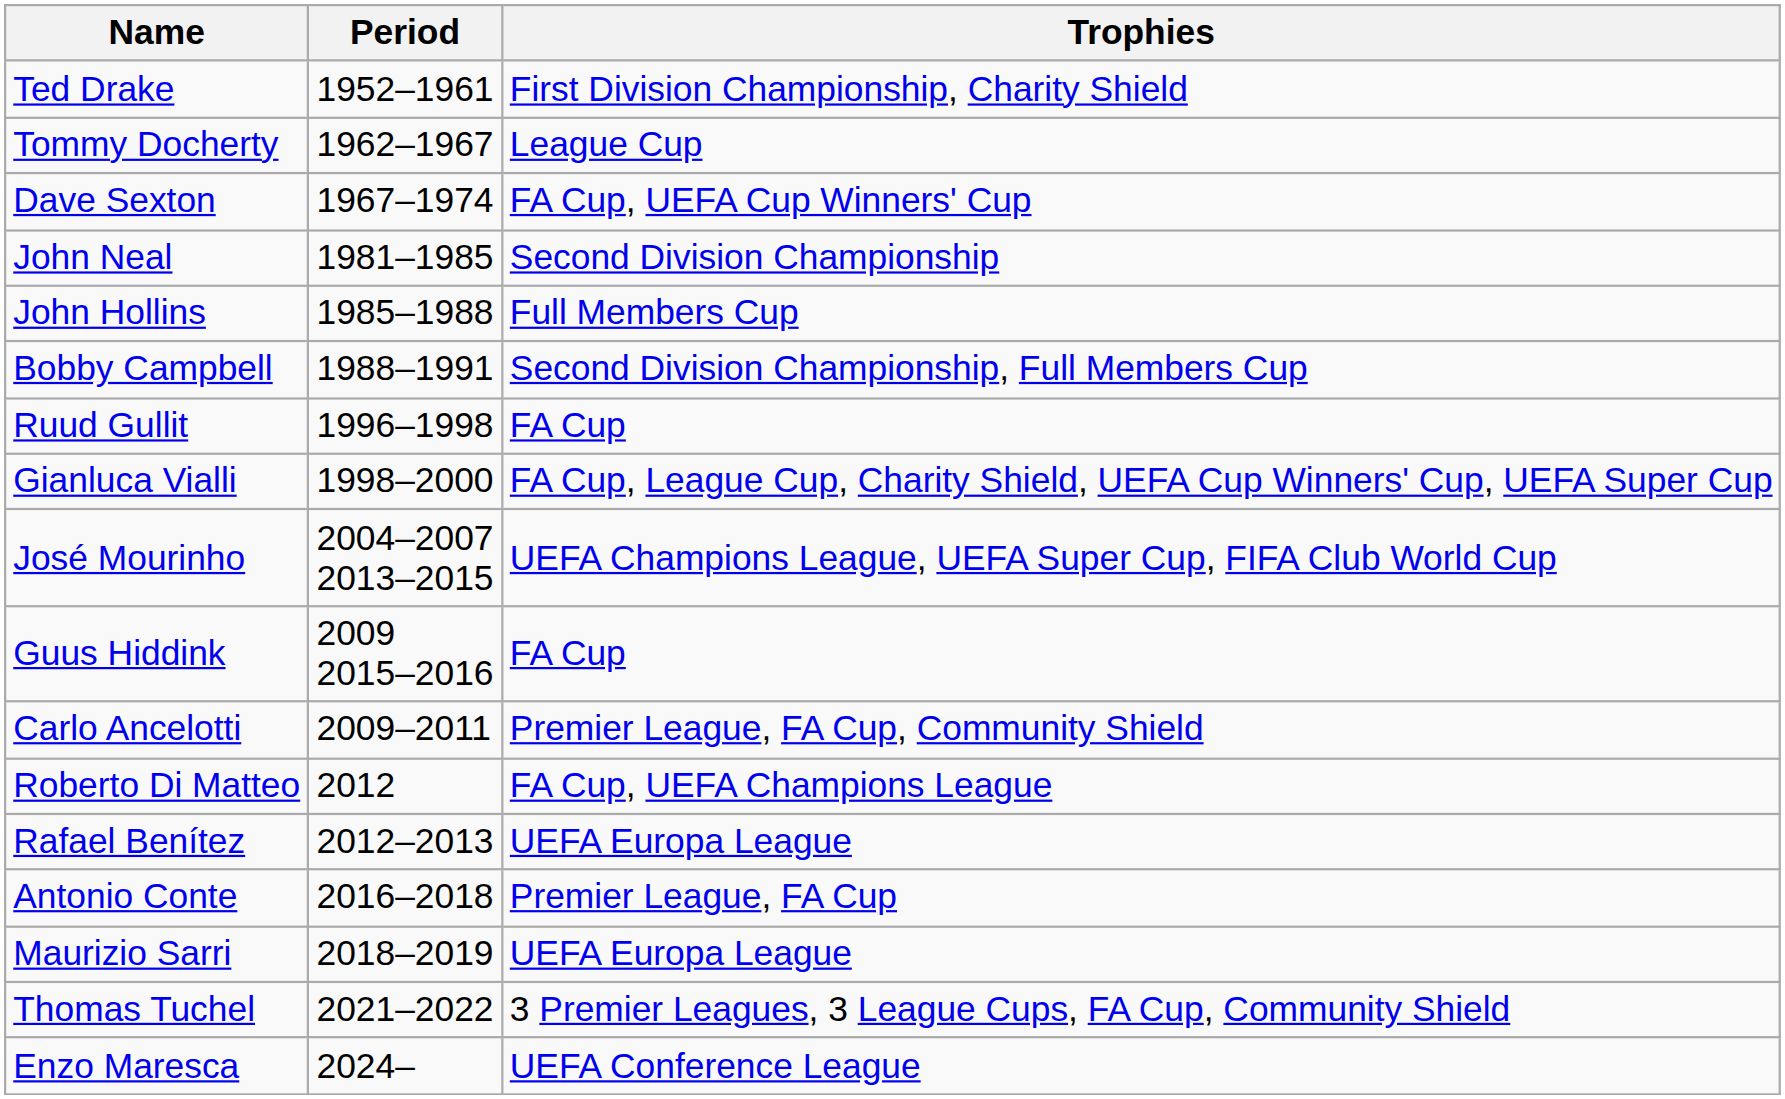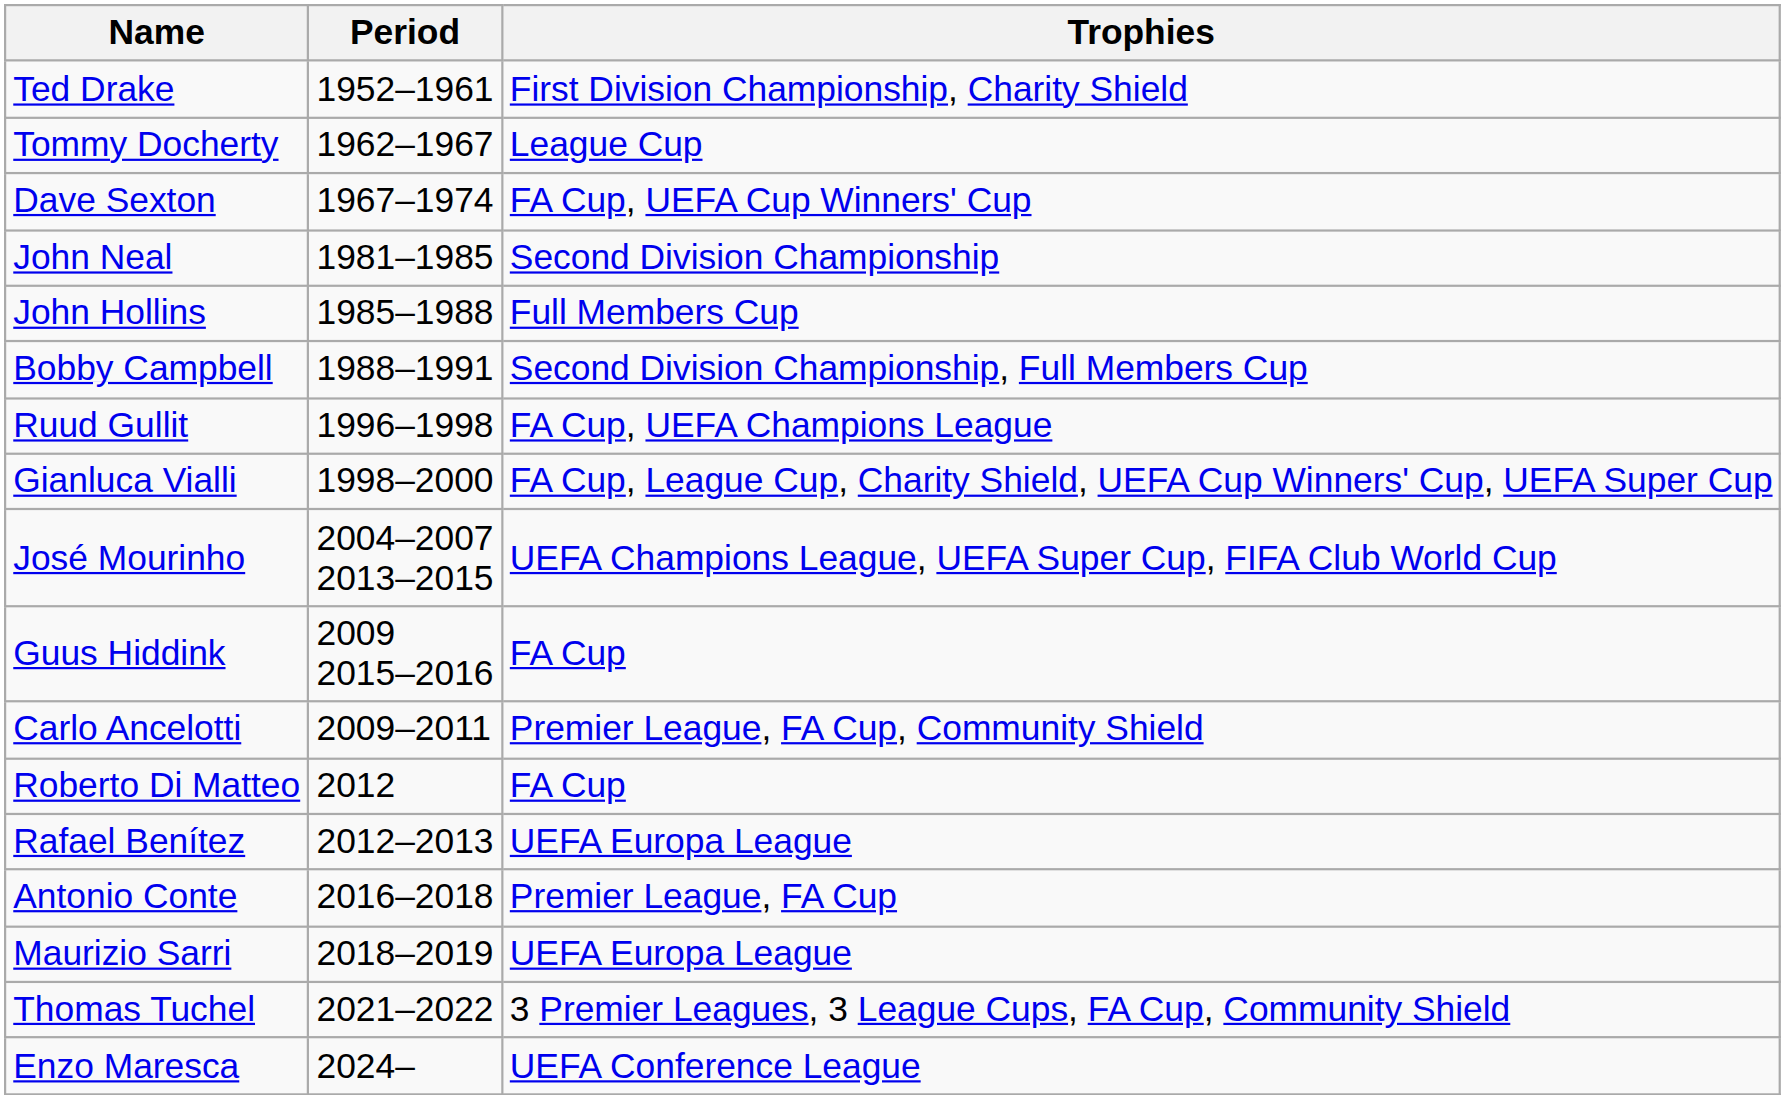(568, 425) FA Cup -> (781, 425) FA Cup, UEFA Champions League
(781, 785) FA Cup, UEFA Champions League -> (568, 785) FA Cup
